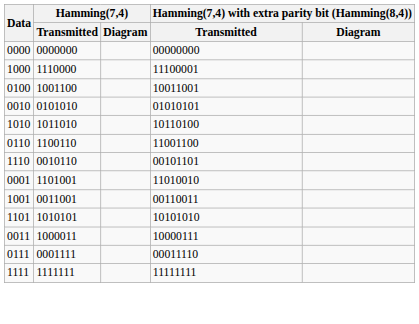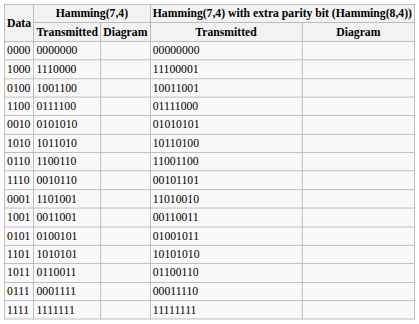+ row: (19, 106)
+ row: (19, 236)
- row: (19, 236)
+ row: (19, 273)
